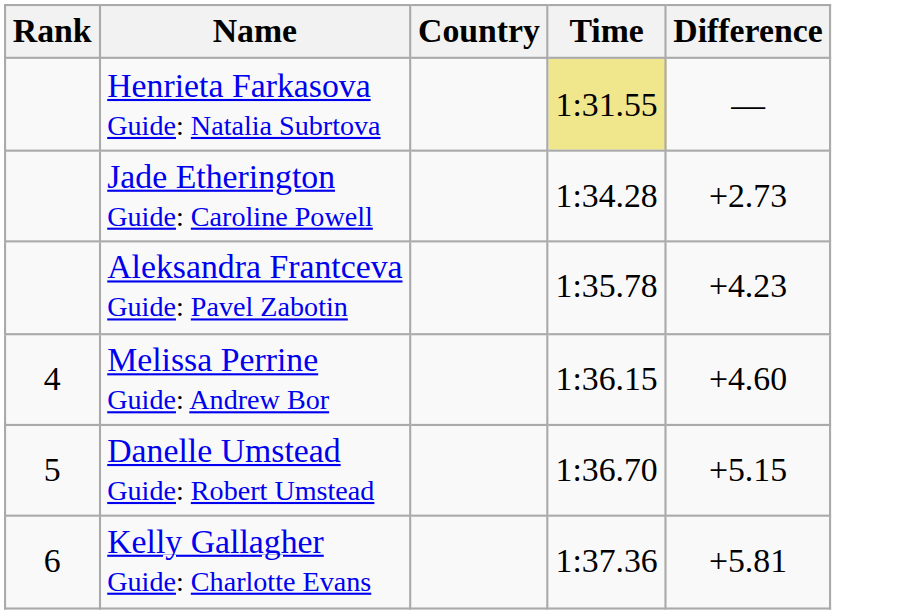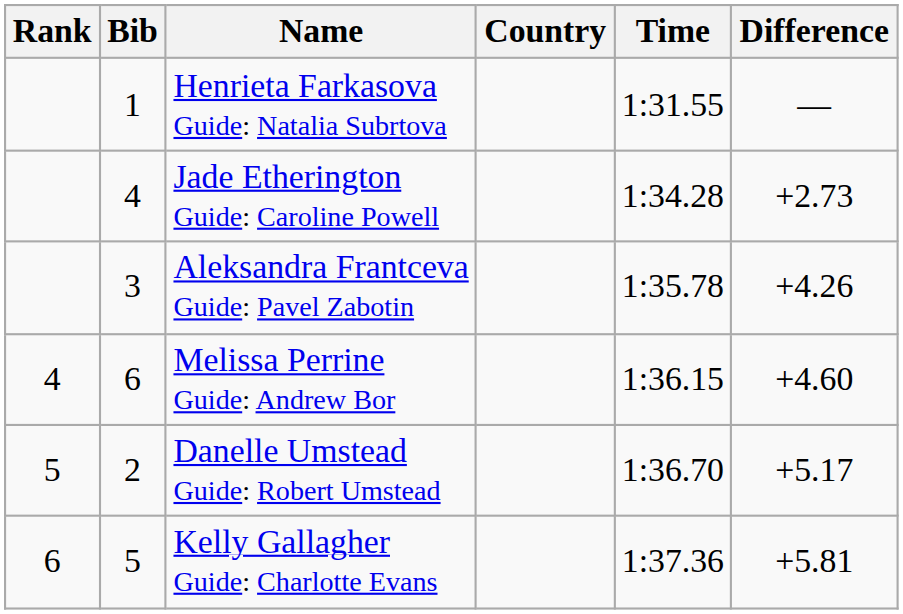+ column: (133, 31)
(607, 103) khaki background -> (673, 103) no background
(748, 286) +4.23 -> (814, 286) +4.26
(748, 469) +5.15 -> (814, 469) +5.17
